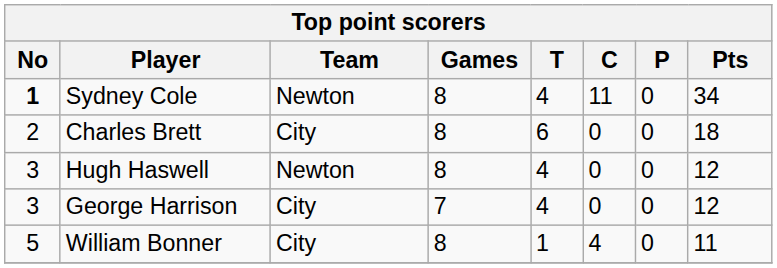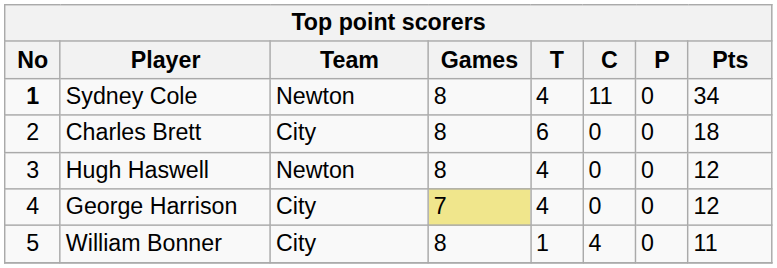(33, 206) 3 -> (33, 206) 4
(440, 206) no background -> (440, 206) khaki background
